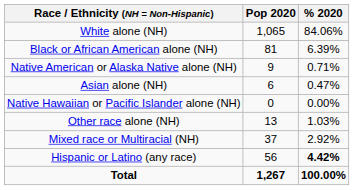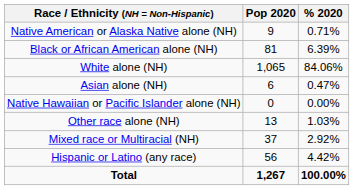rows swapped: (124, 31) <-> (124, 67)
(323, 157) bold -> (323, 157) normal
